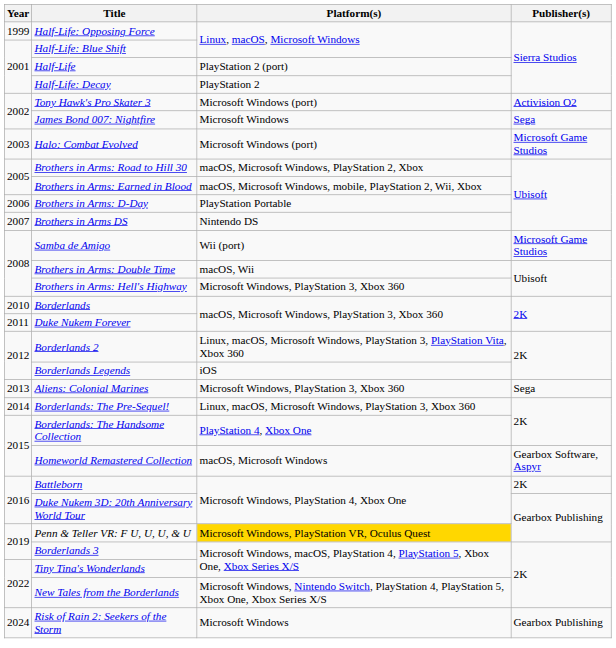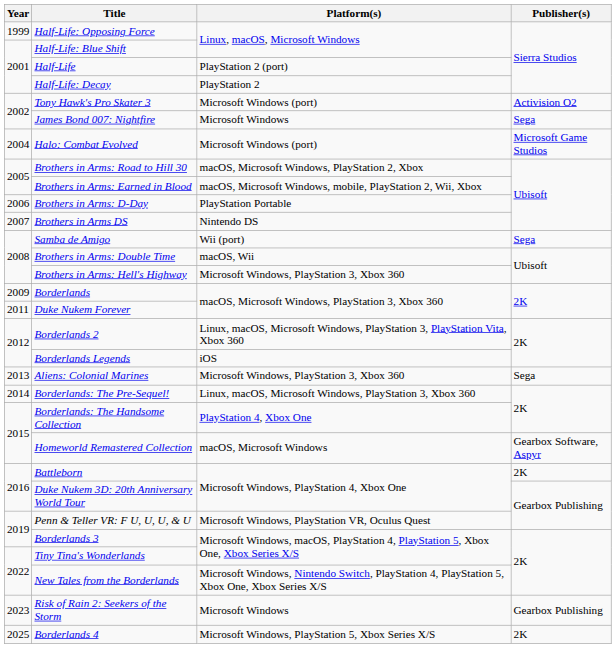(18, 144) 2003 -> (18, 144) 2004
(550, 245) Microsoft Game Studios -> (524, 239) Sega
(18, 305) 2010 -> (18, 292) 2009
(315, 533) gold background -> (315, 520) no background
(18, 622) 2024 -> (18, 610) 2023
+ row: (66, 634)
